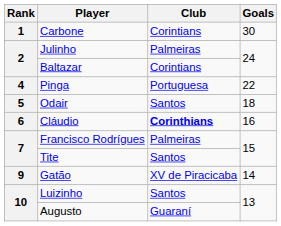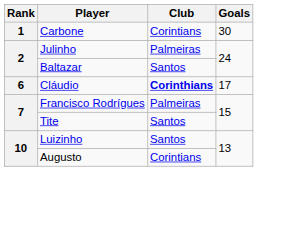(176, 67) Corintians -> (168, 67) Santos
- row: (55, 85)
- row: (54, 103)
(249, 121) 16 -> (225, 85) 17
- row: (55, 175)
(171, 211) Guaraní -> (176, 157) Corintians
